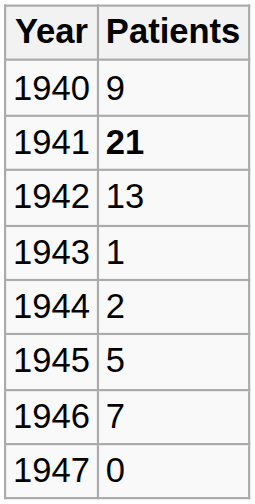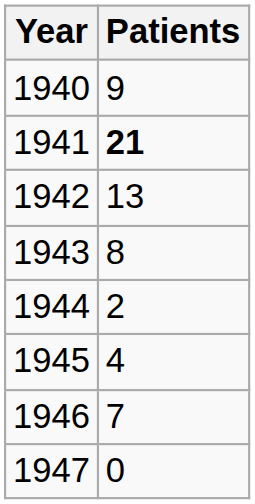(115, 251) 1 -> (115, 251) 8
(115, 361) 5 -> (115, 361) 4
